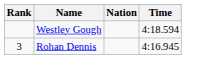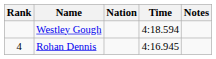+ column: (196, 12)
(19, 46) 3 -> (19, 46) 4
